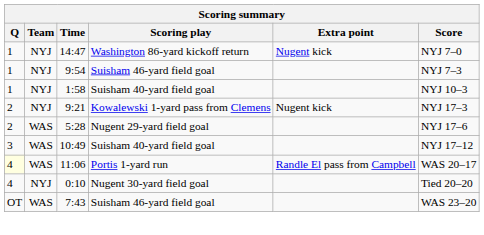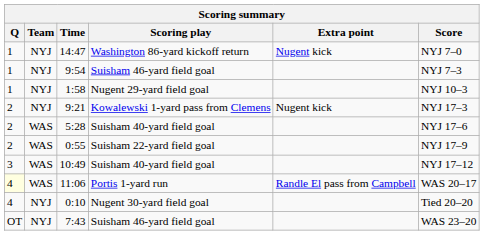(153, 89) Suisham 40-yard field goal -> (150, 89) Nugent 29-yard field goal
(150, 126) Nugent 29-yard field goal -> (153, 126) Suisham 40-yard field goal
+ row: (75, 145)
(41, 202) WAS -> (41, 220) NYJ
